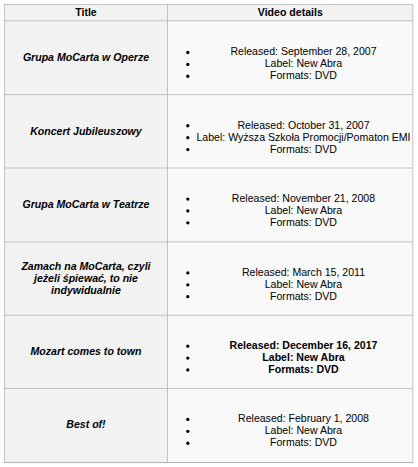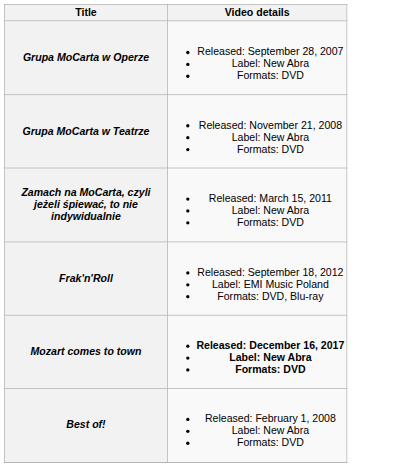- row: (86, 131)
+ row: (86, 278)
